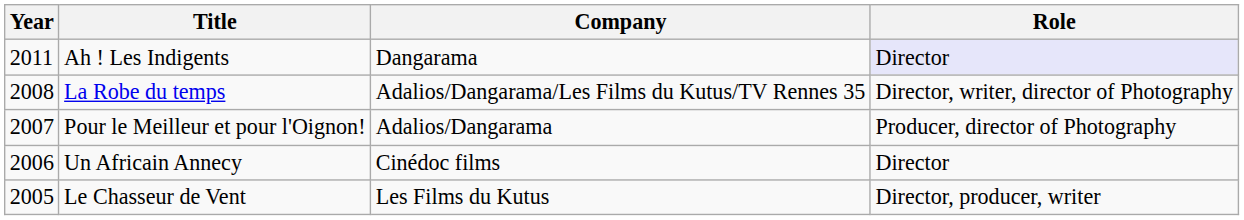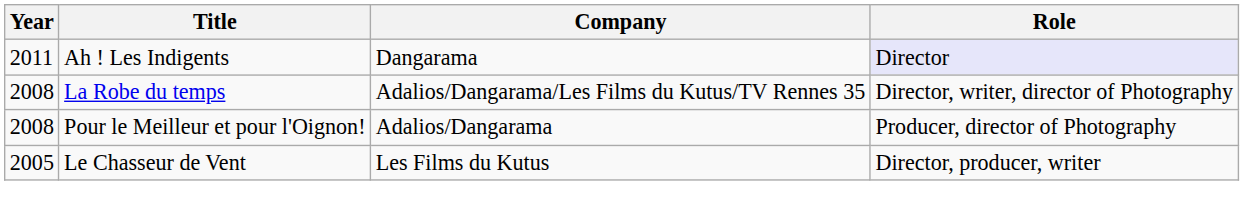(32, 127) 2007 -> (32, 127) 2008
- row: (153, 162)
